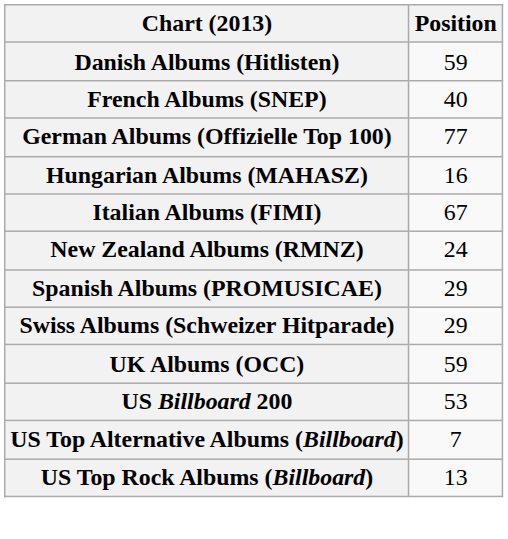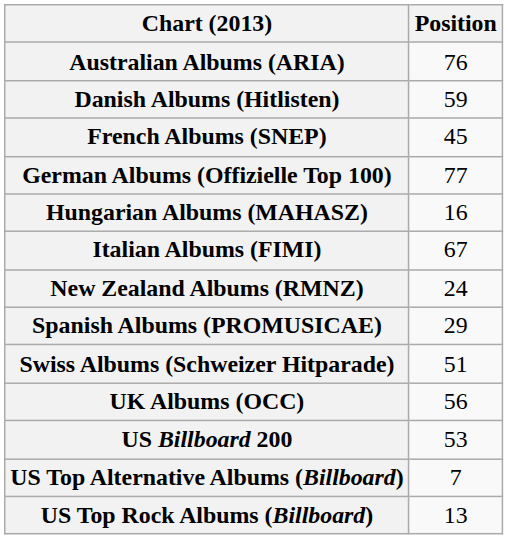+ row: (207, 61)
(456, 99) 40 -> (456, 136) 45
(456, 325) 29 -> (456, 363) 51
(456, 363) 59 -> (456, 401) 56
